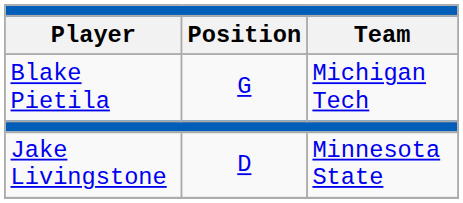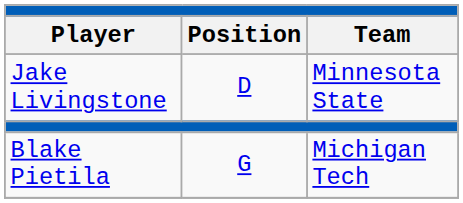rows swapped: (60, 88) <-> (89, 165)
